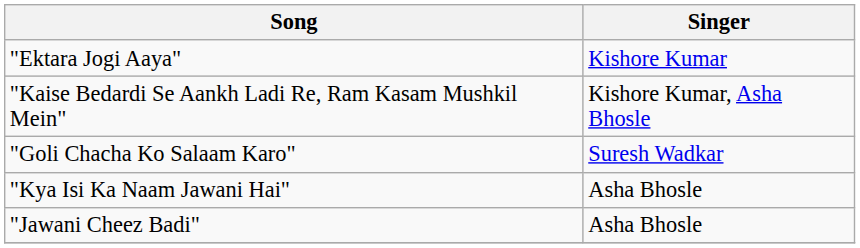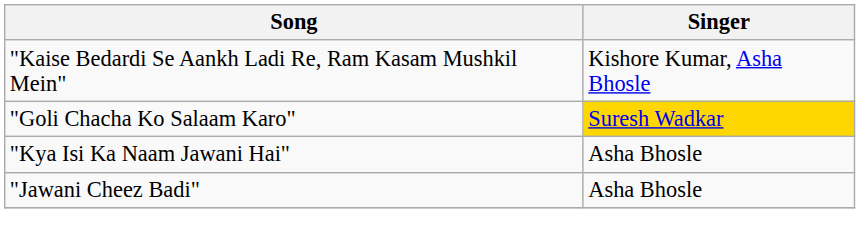- row: (96, 57)
(656, 154) no background -> (656, 118) gold background
